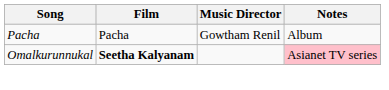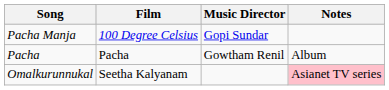+ row: (42, 34)
(146, 54) bold -> (143, 74) normal
